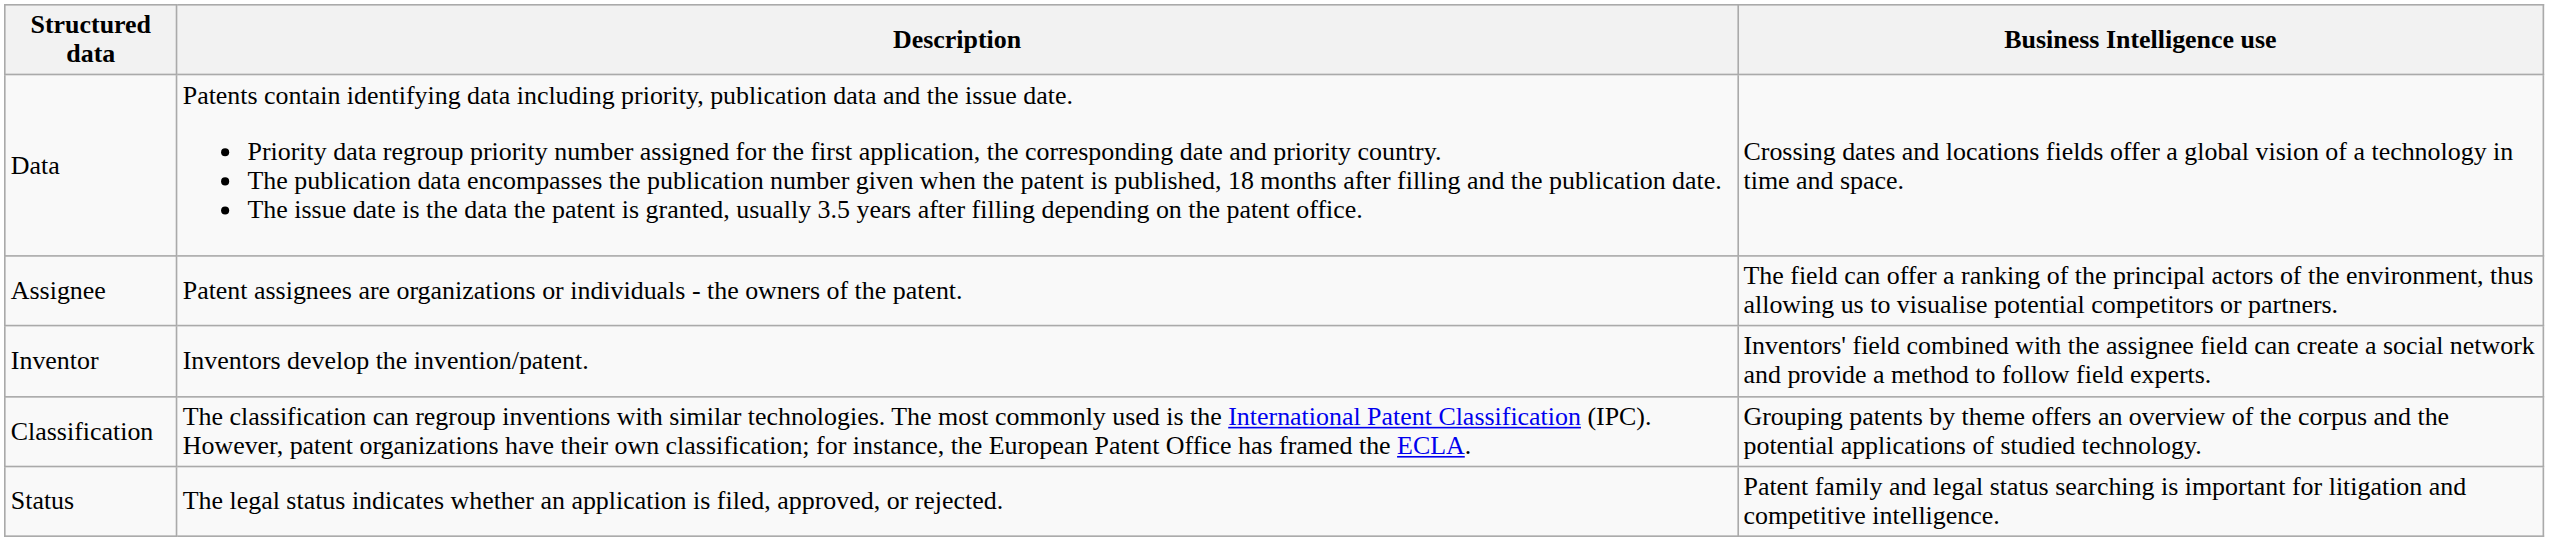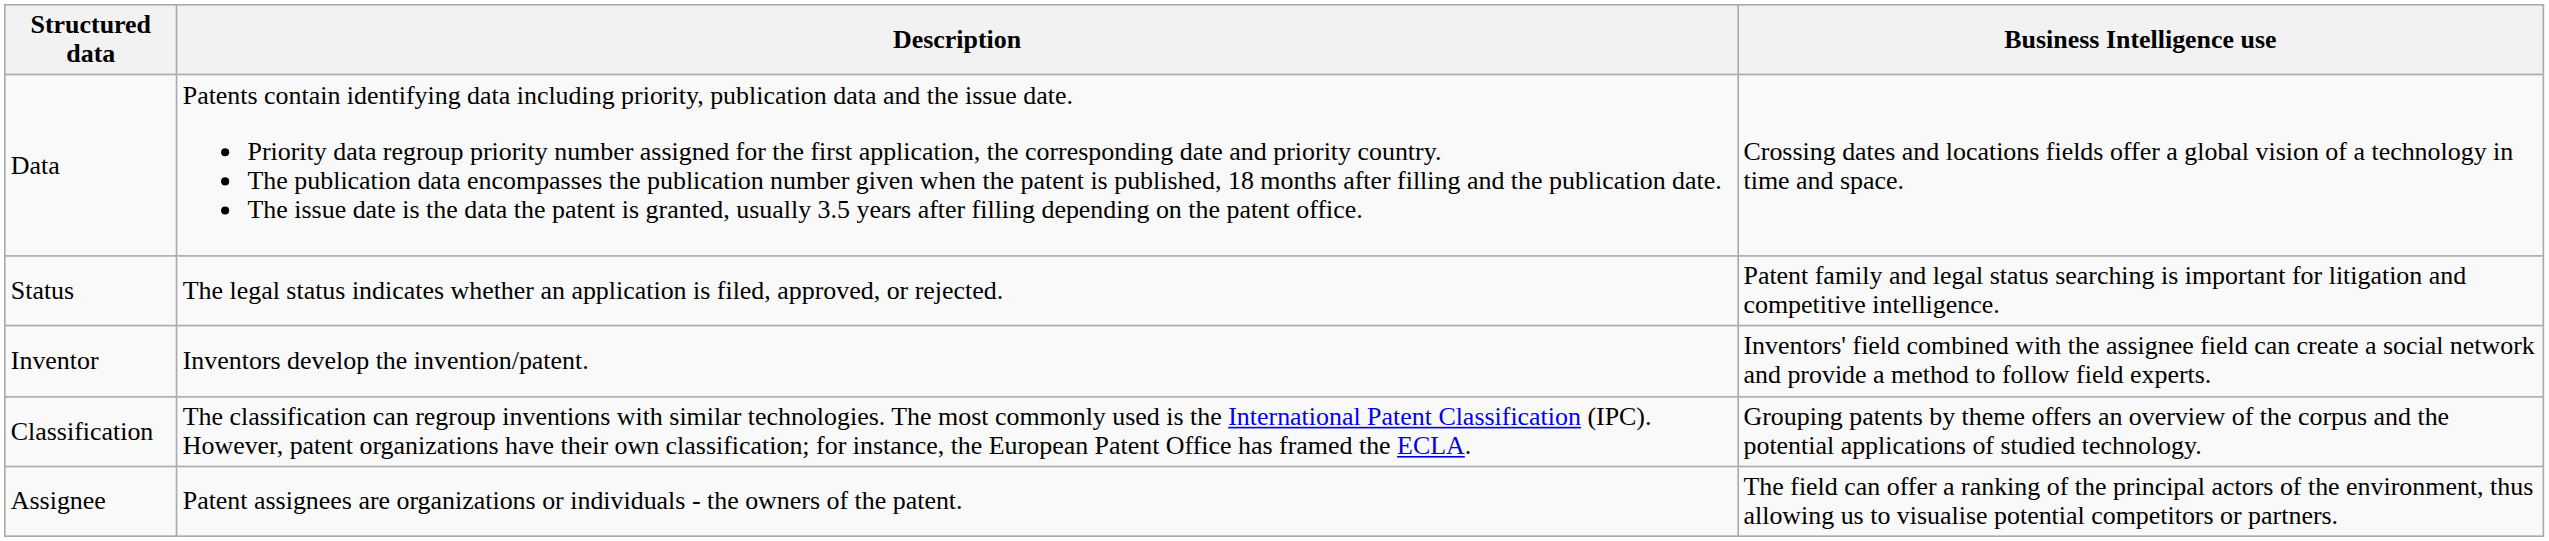rows swapped: (58, 290) <-> (42, 501)
